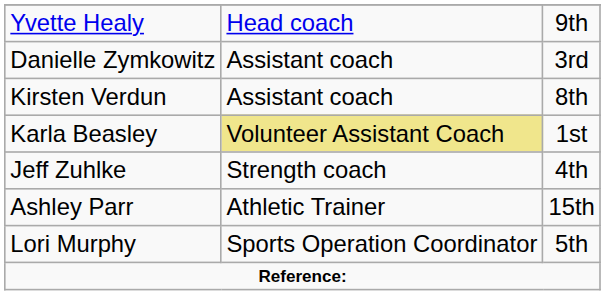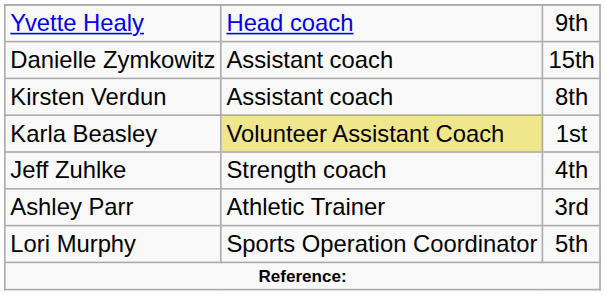(572, 60) 3rd -> (572, 60) 15th
(572, 207) 15th -> (572, 207) 3rd
